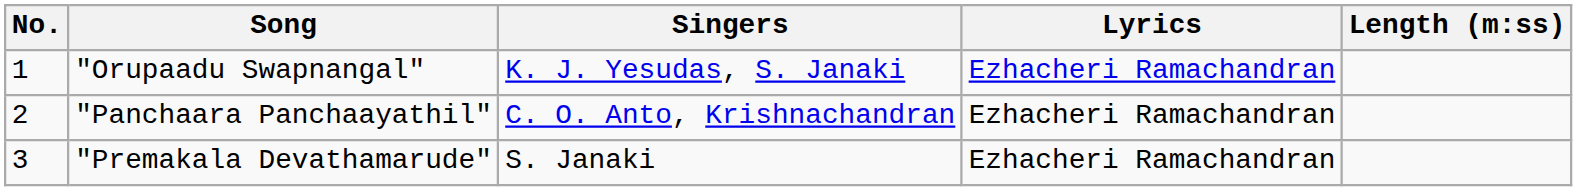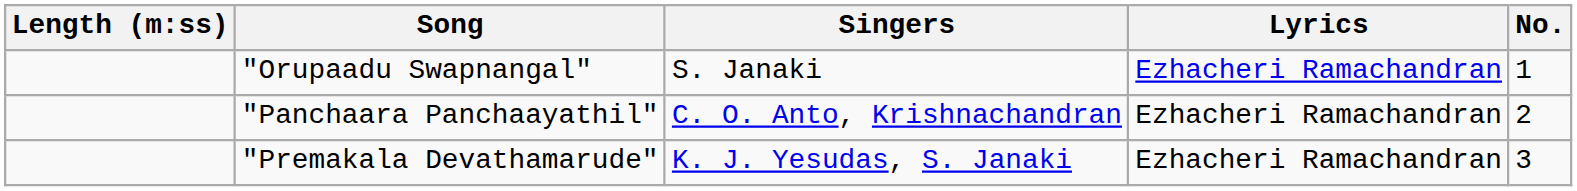columns swapped: (37, 28) <-> (1457, 28)
(705, 73) K. J. Yesudas, S. Janaki -> (747, 73) S. Janaki
(580, 162) S. Janaki -> (872, 162) K. J. Yesudas, S. Janaki
